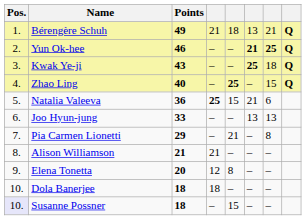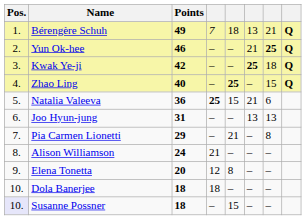(214, 30) 21 -> (212, 30) 7
(252, 48) bold -> (252, 48) normal
(180, 65) 43 -> (180, 65) 42
(180, 118) 33 -> (180, 118) 31
(180, 153) 21 -> (180, 153) 24
